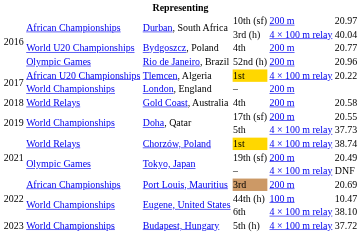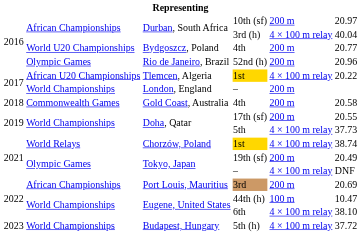(53, 103) World Relays -> (73, 103) Commonwealth Games
